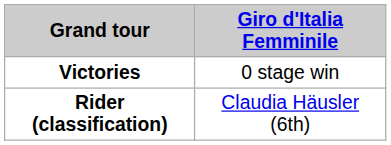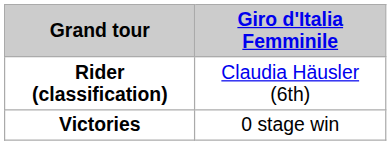rows swapped: (100, 113) <-> (100, 72)
